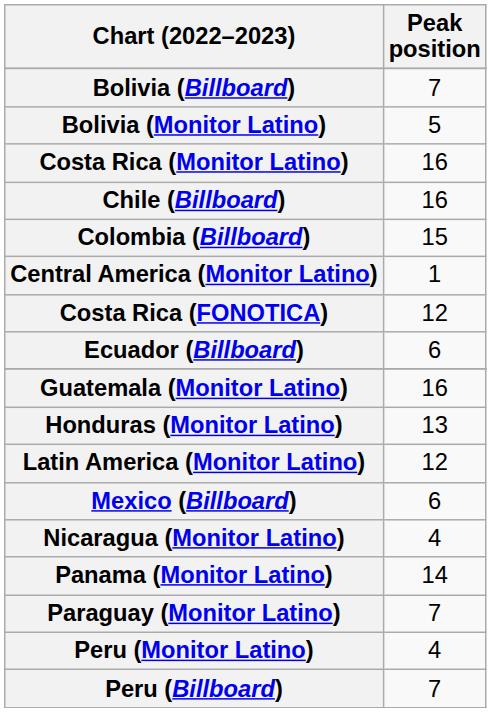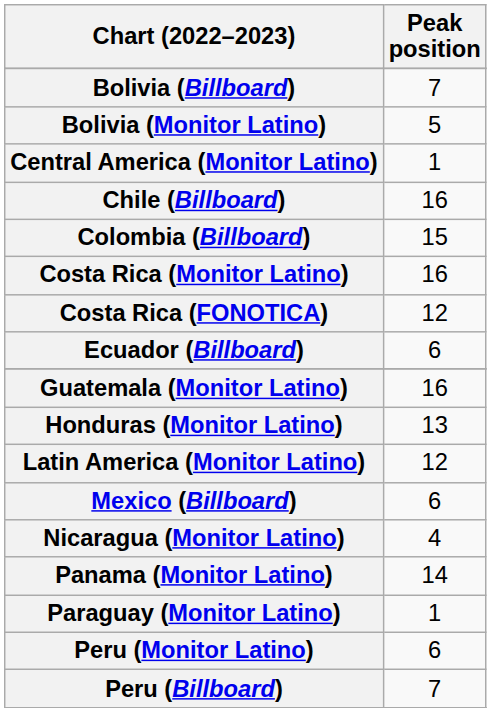rows swapped: (194, 275) <-> (194, 162)
(435, 613) 7 -> (435, 613) 1
(435, 650) 4 -> (435, 650) 6
